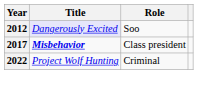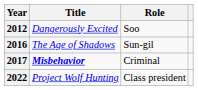(75, 28) lavender background -> (75, 28) no background
+ row: (17, 45)
(155, 45) Class president -> (142, 61) Criminal
(142, 61) Criminal -> (155, 77) Class president
